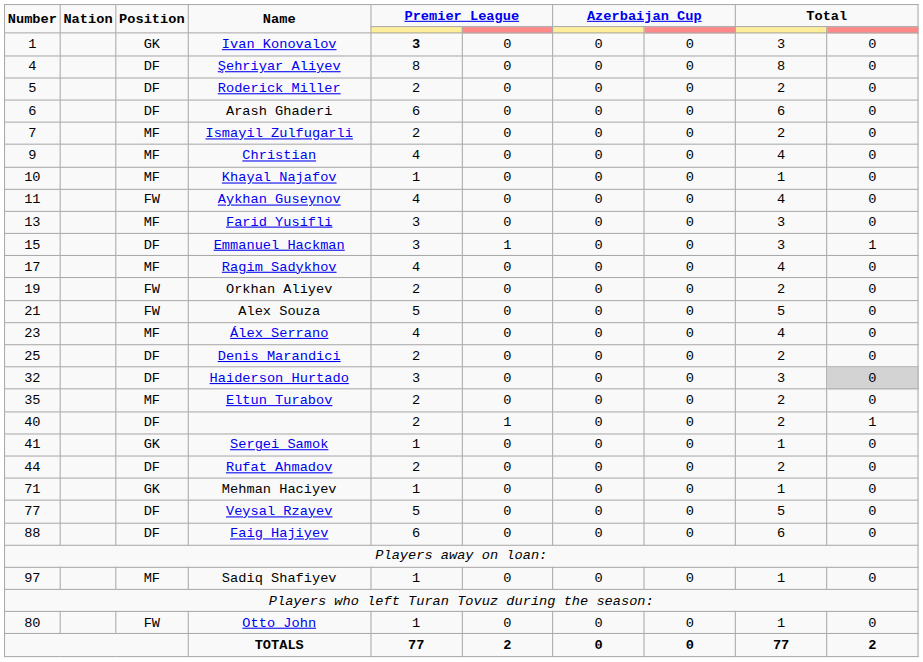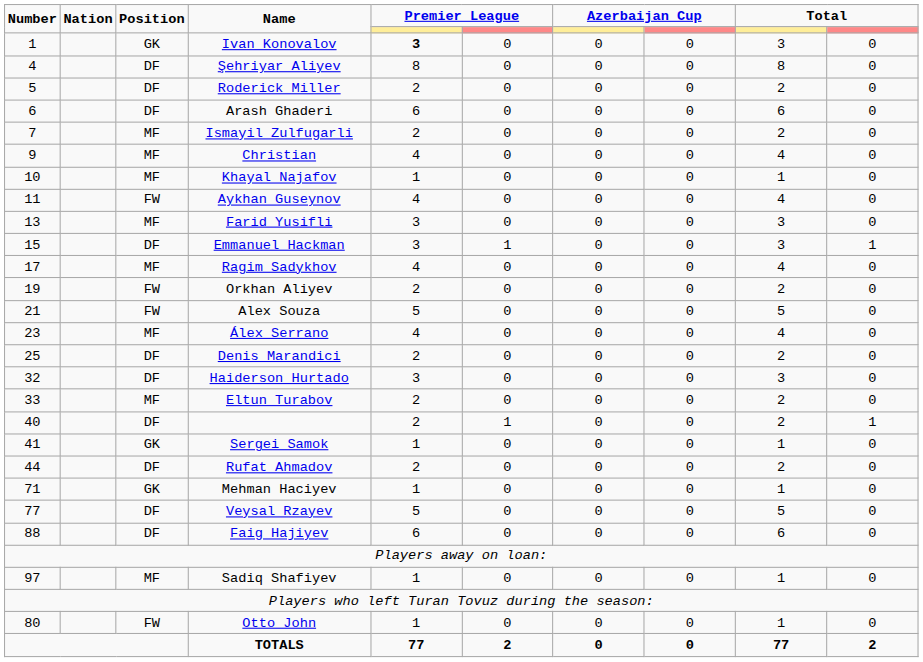(872, 378) lightgrey background -> (872, 378) no background
(32, 400) 35 -> (32, 400) 33
